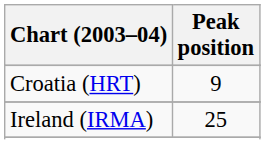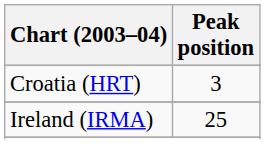(216, 83) 9 -> (216, 83) 3
